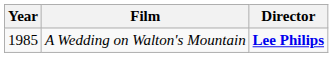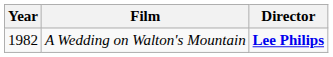(23, 40) 1985 -> (23, 40) 1982
